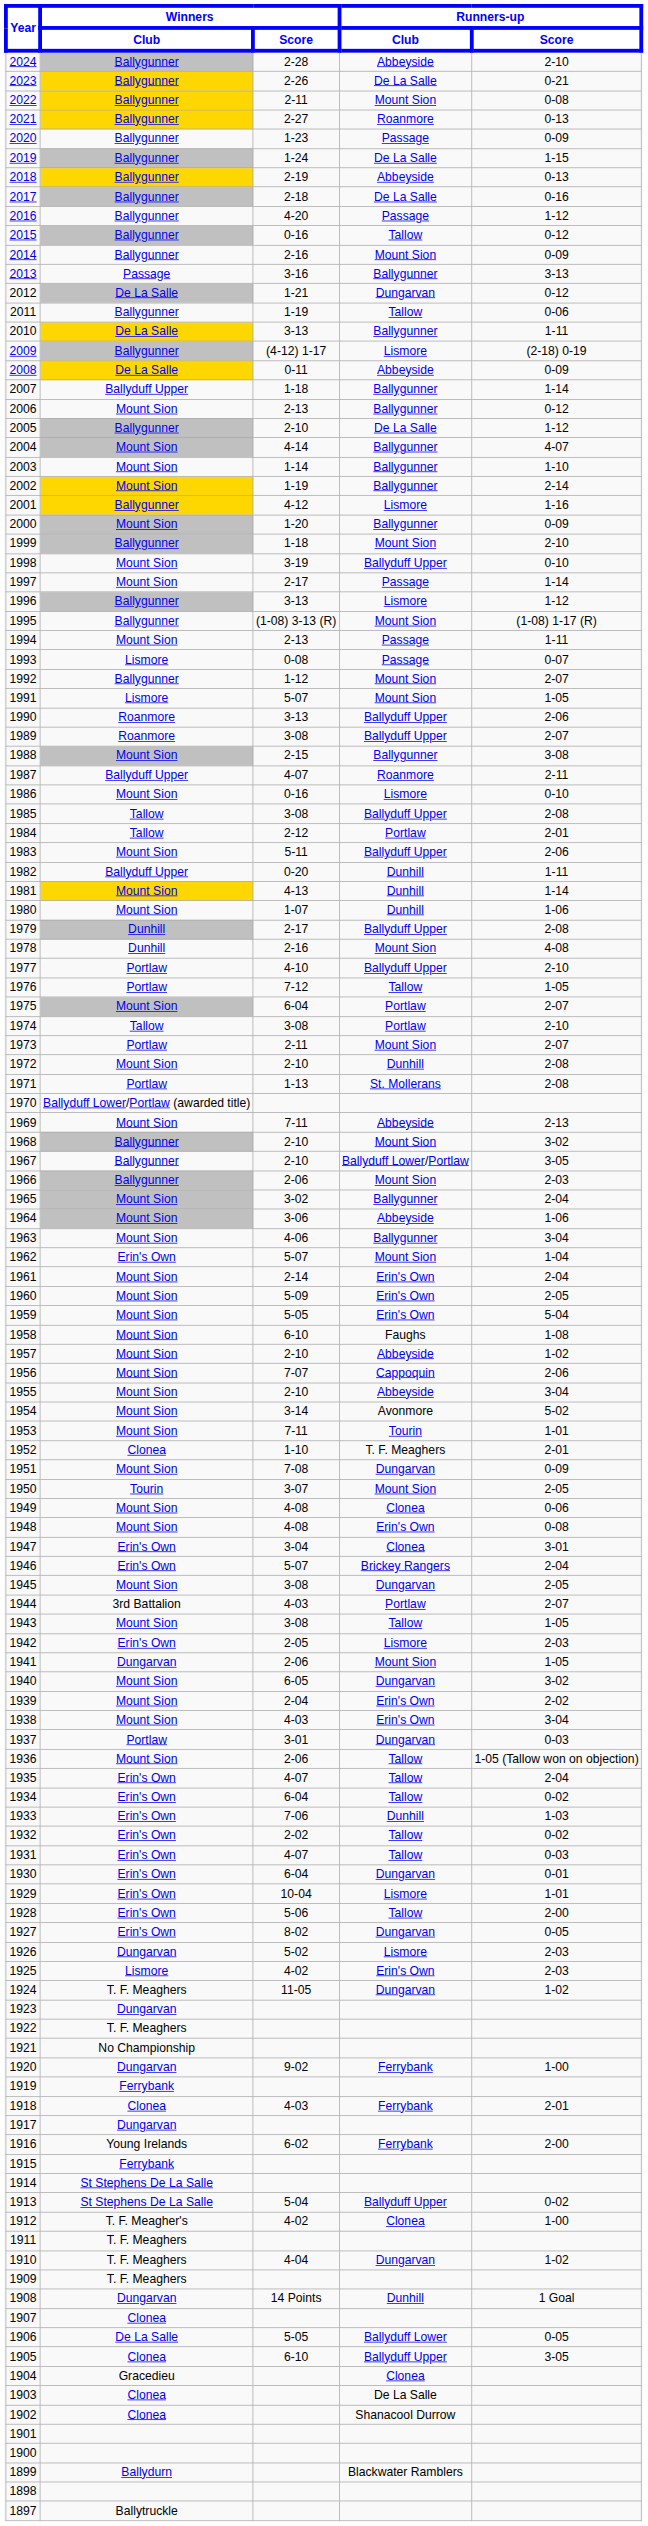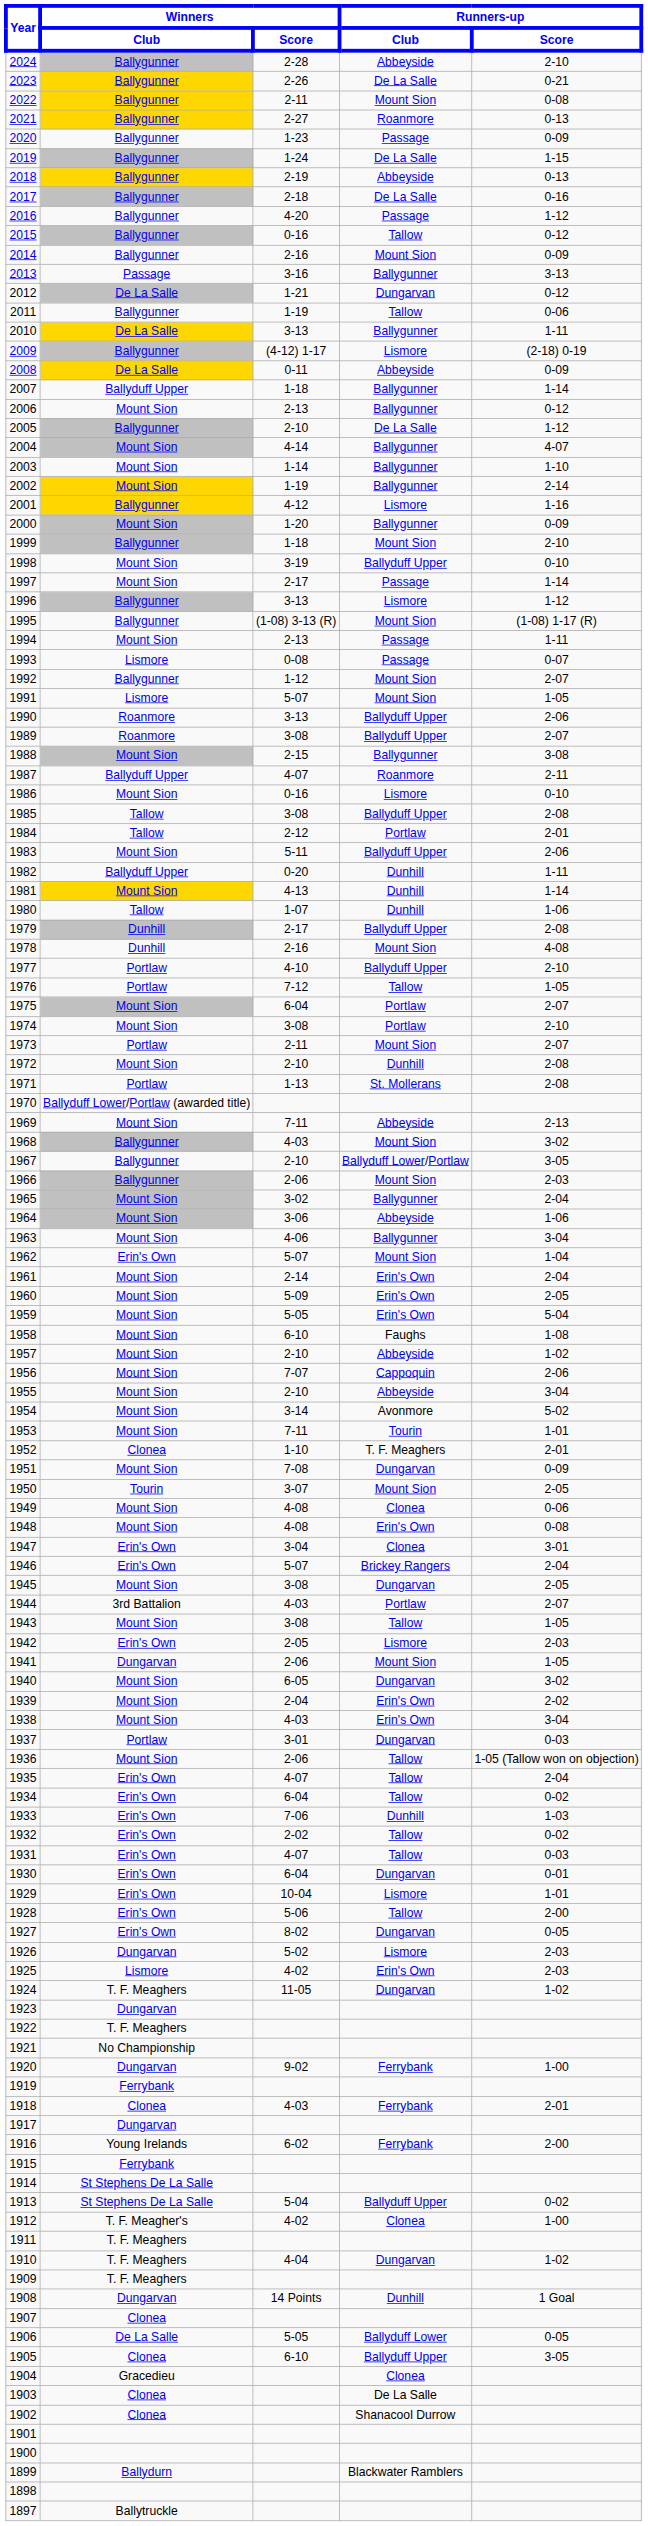(147, 910) Mount Sion -> (147, 910) Tallow
(147, 1026) Tallow -> (147, 1026) Mount Sion
(296, 1141) 2-10 -> (296, 1141) 4-03
